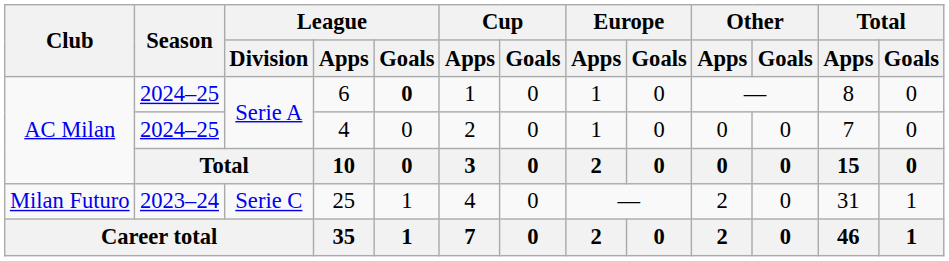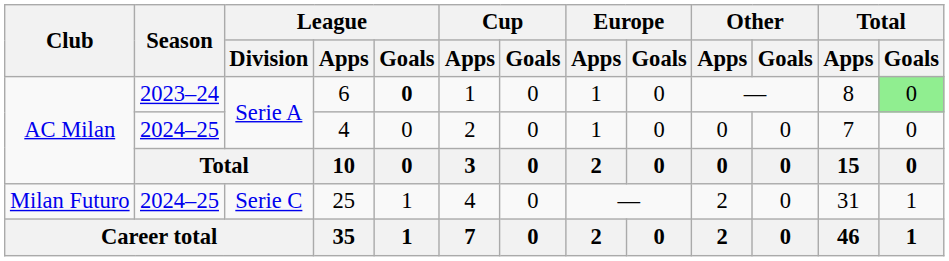(179, 93) 2024–25 -> (179, 93) 2023–24
(911, 93) no background -> (911, 93) lightgreen background
(179, 201) 2023–24 -> (179, 201) 2024–25
